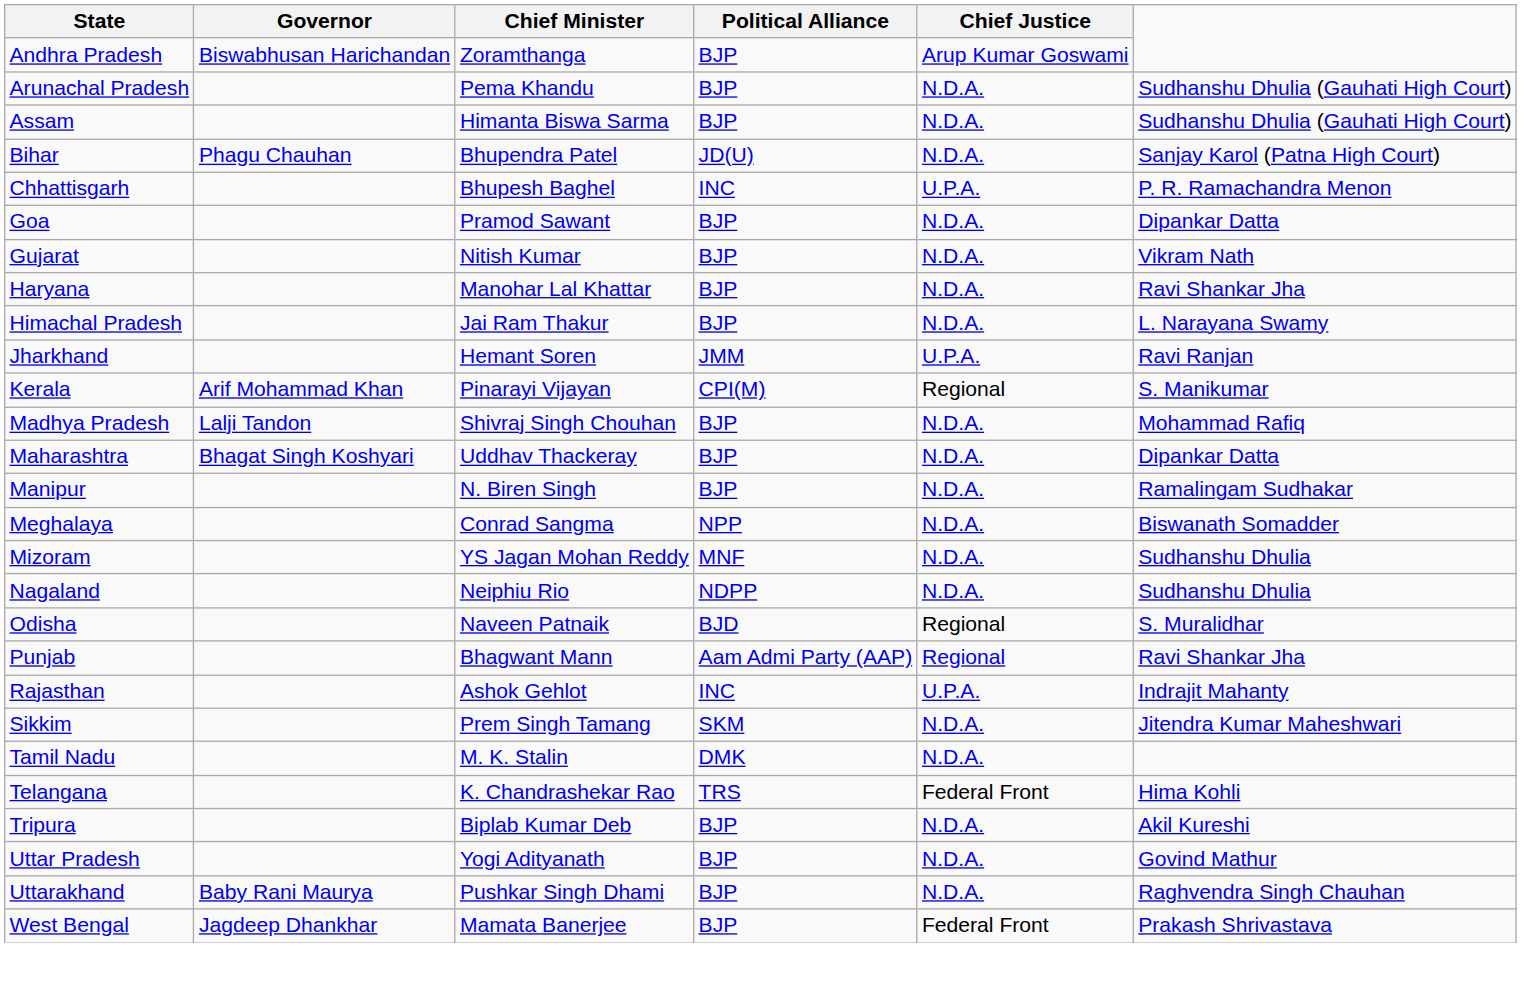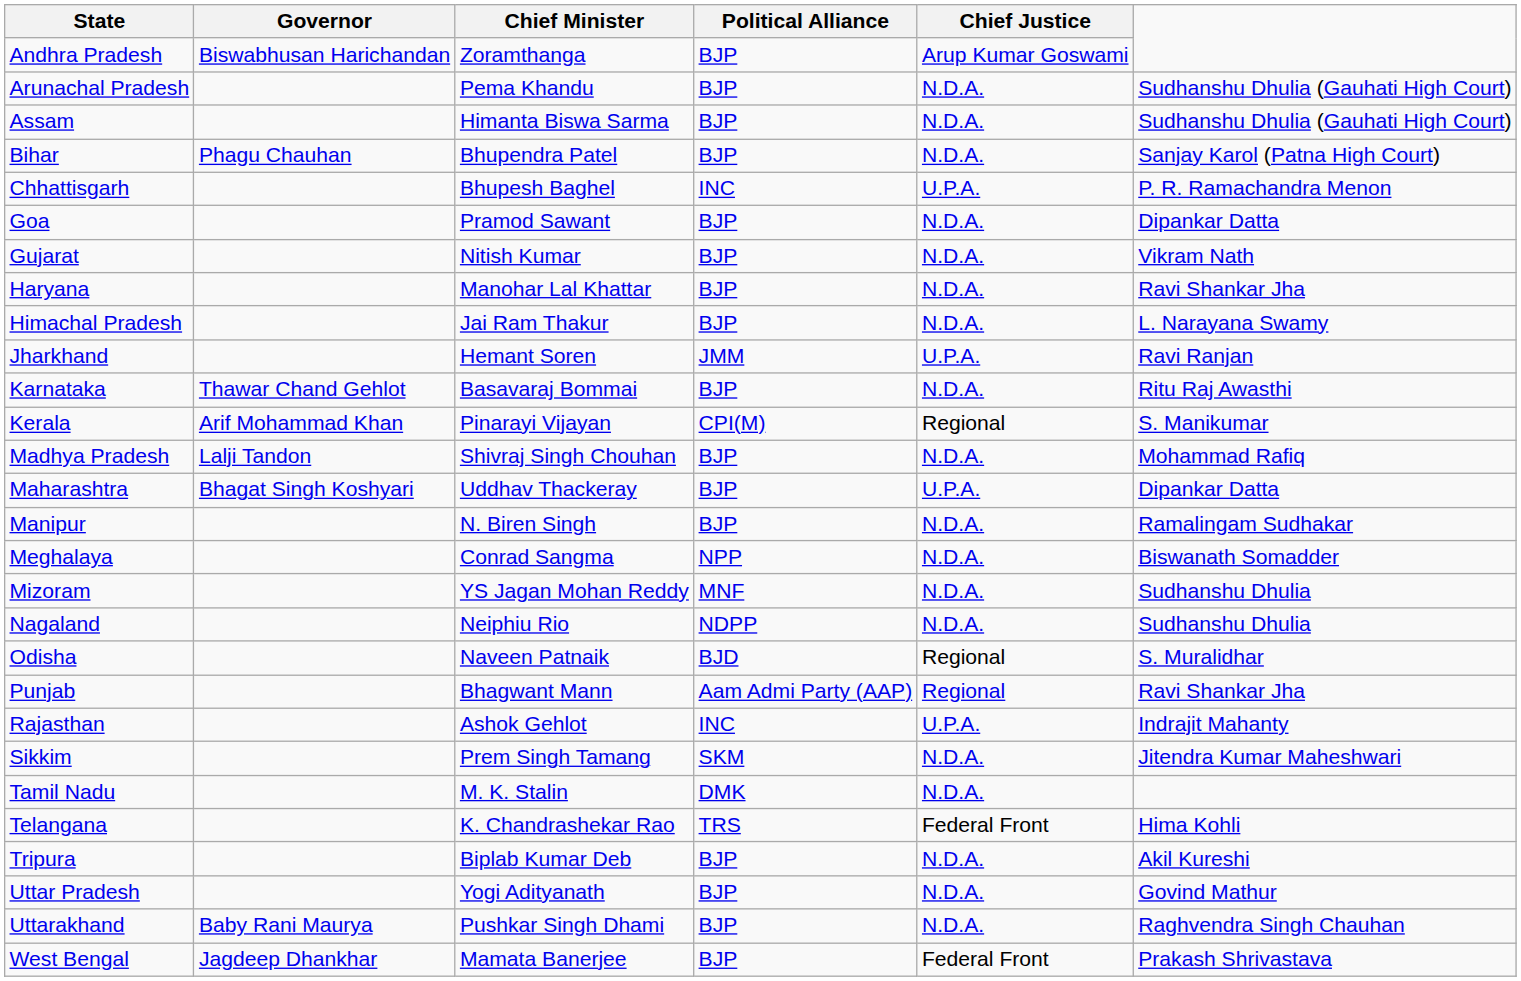(726, 155) JD(U) -> (718, 155) BJP
+ row: (58, 389)
(953, 456) N.D.A. -> (951, 490) U.P.A.
